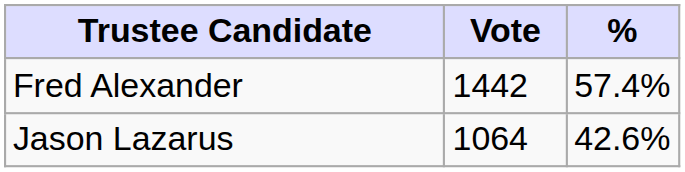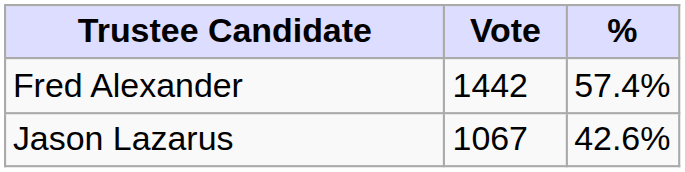(490, 138) 1064 -> (490, 138) 1067
